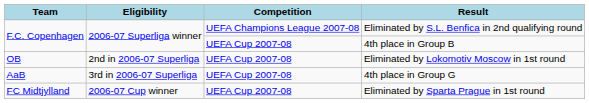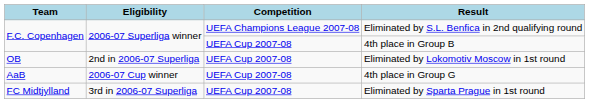(143, 75) 3rd in 2006-07 Superliga -> (133, 75) 2006-07 Cup winner
(133, 91) 2006-07 Cup winner -> (143, 91) 3rd in 2006-07 Superliga
